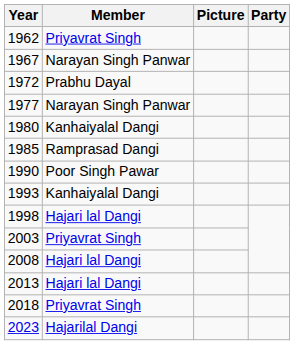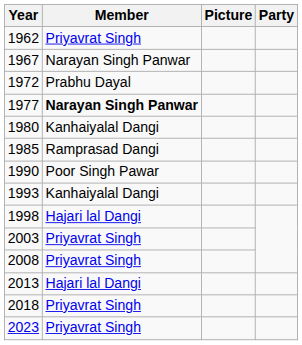(118, 104) normal -> (122, 104) bold
(93, 261) Hajari lal Dangi -> (93, 261) Priyavrat Singh
(91, 328) Hajarilal Dangi -> (93, 328) Priyavrat Singh
